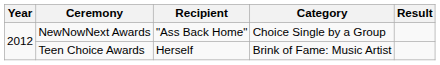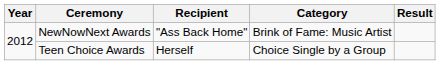(319, 32) Choice Single by a Group -> (322, 32) Brink of Fame: Music Artist
(322, 50) Brink of Fame: Music Artist -> (319, 50) Choice Single by a Group
